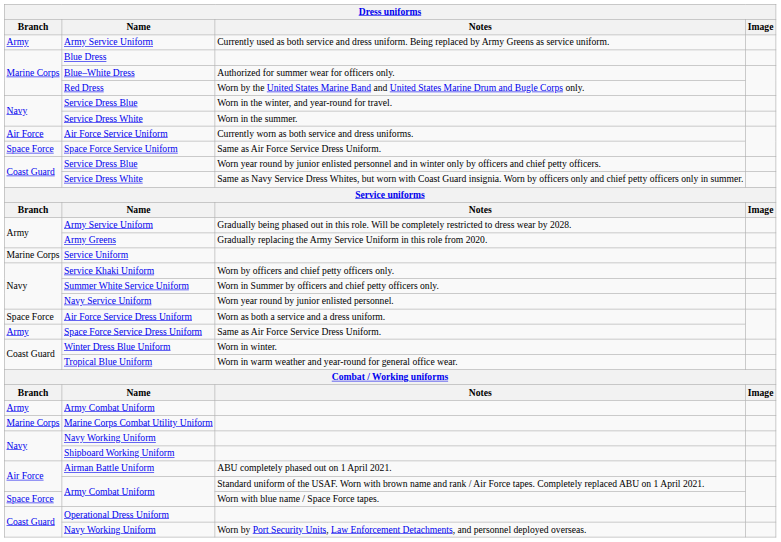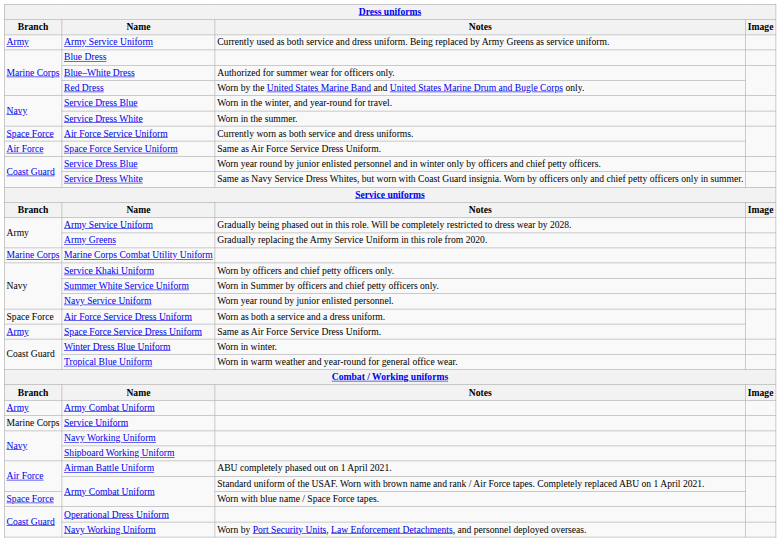(25, 133) Air Force -> (30, 133) Space Force
(30, 149) Space Force -> (25, 149) Air Force
rows swapped: (96, 255) <-> (138, 423)
